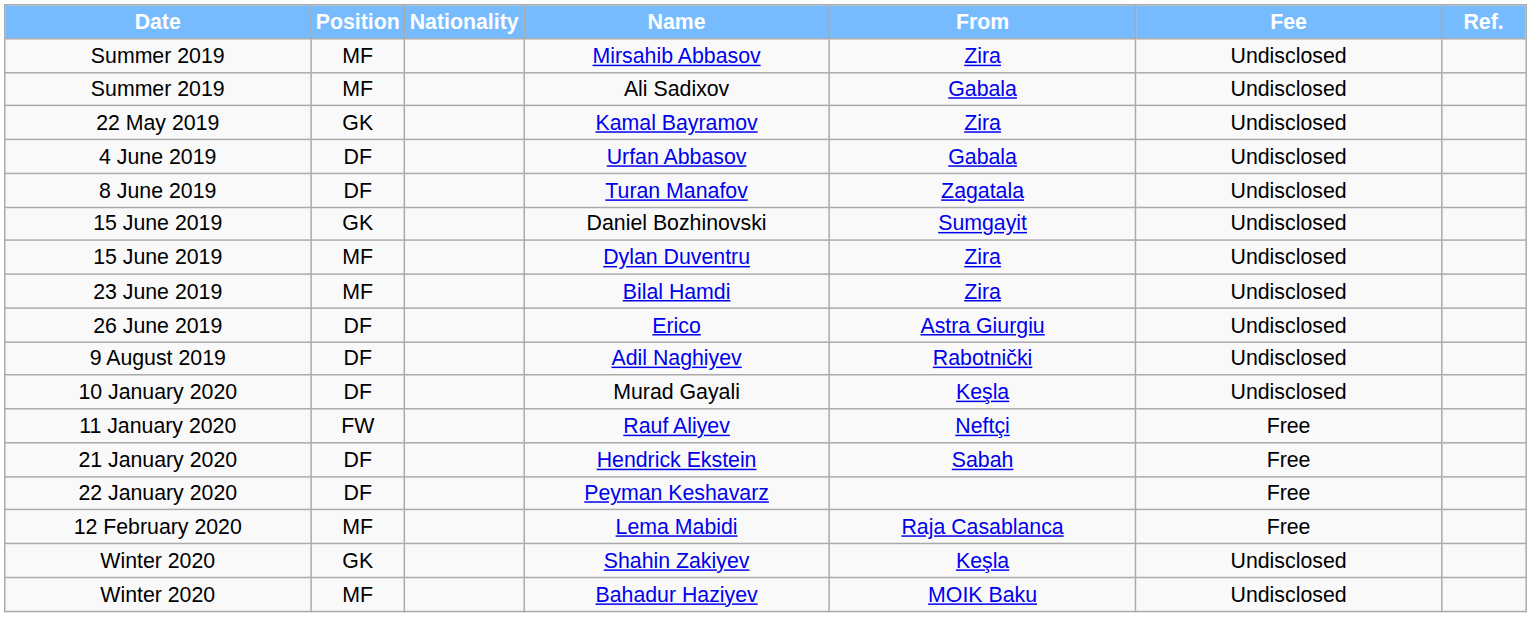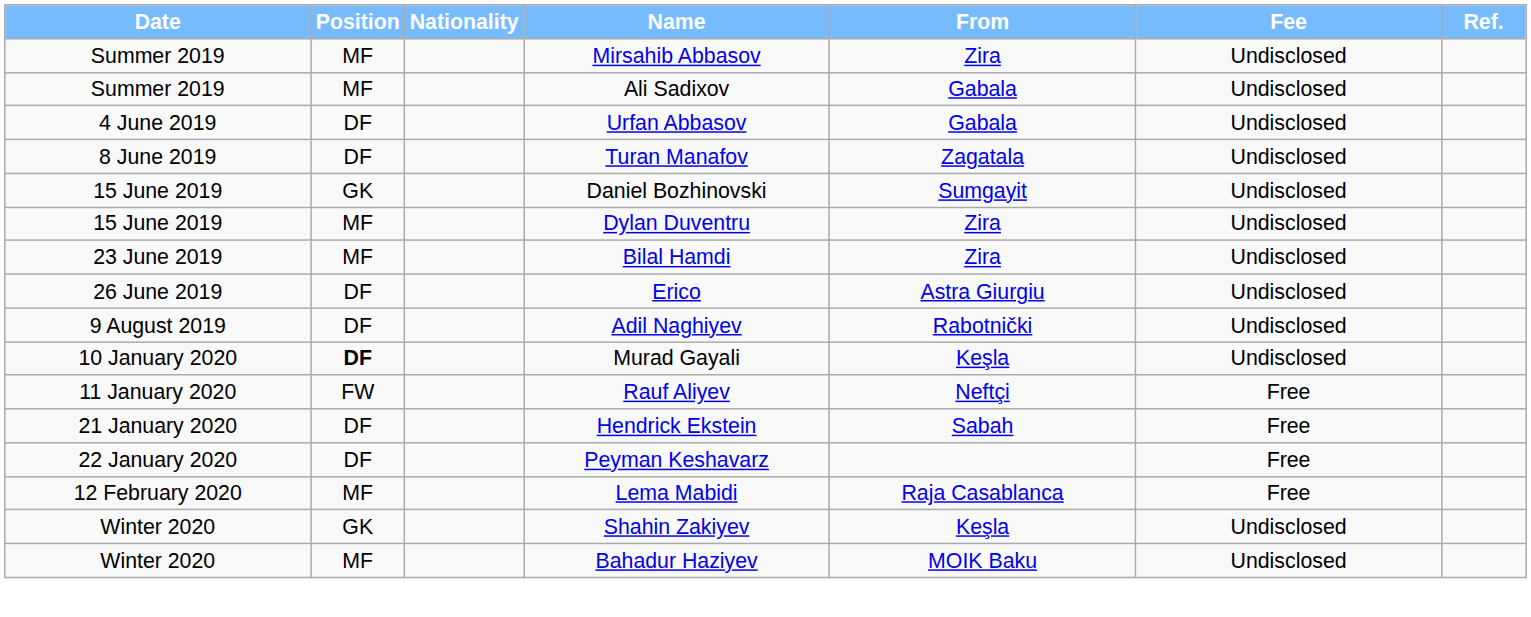- row: (677, 123)
(358, 392) normal -> (358, 359) bold
